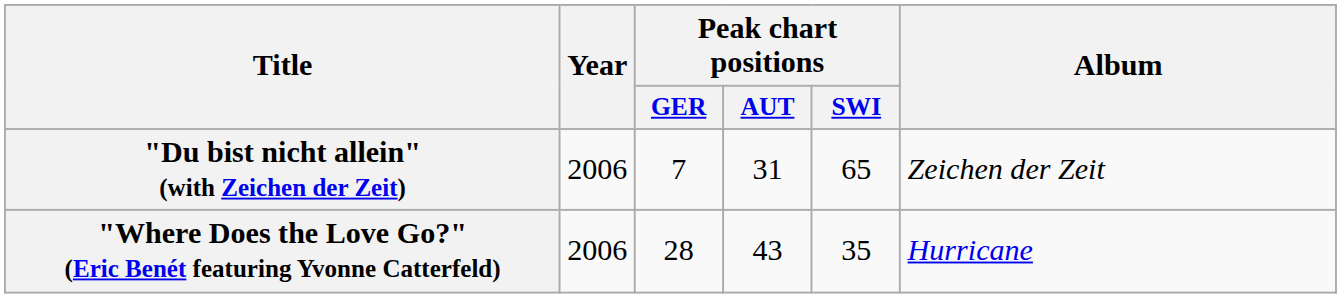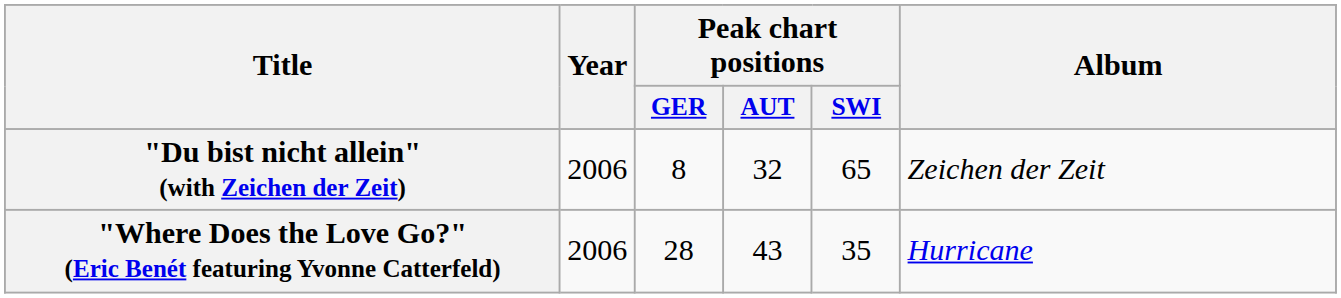(679, 168) 7 -> (679, 168) 8
(767, 168) 31 -> (767, 168) 32
